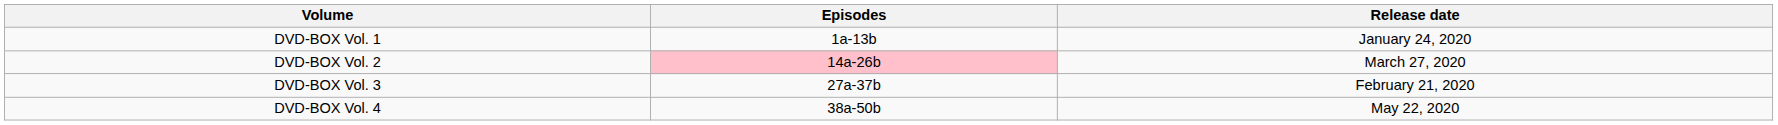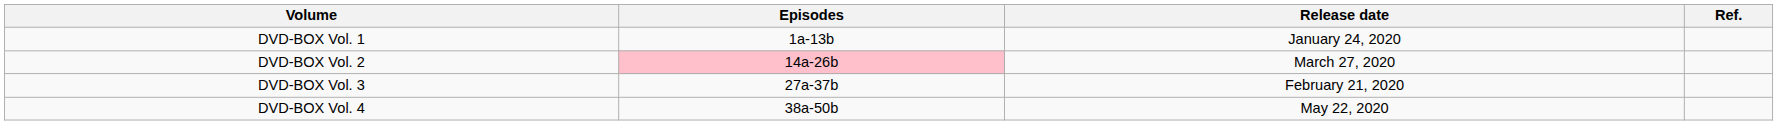+ column: (1729, 16)
